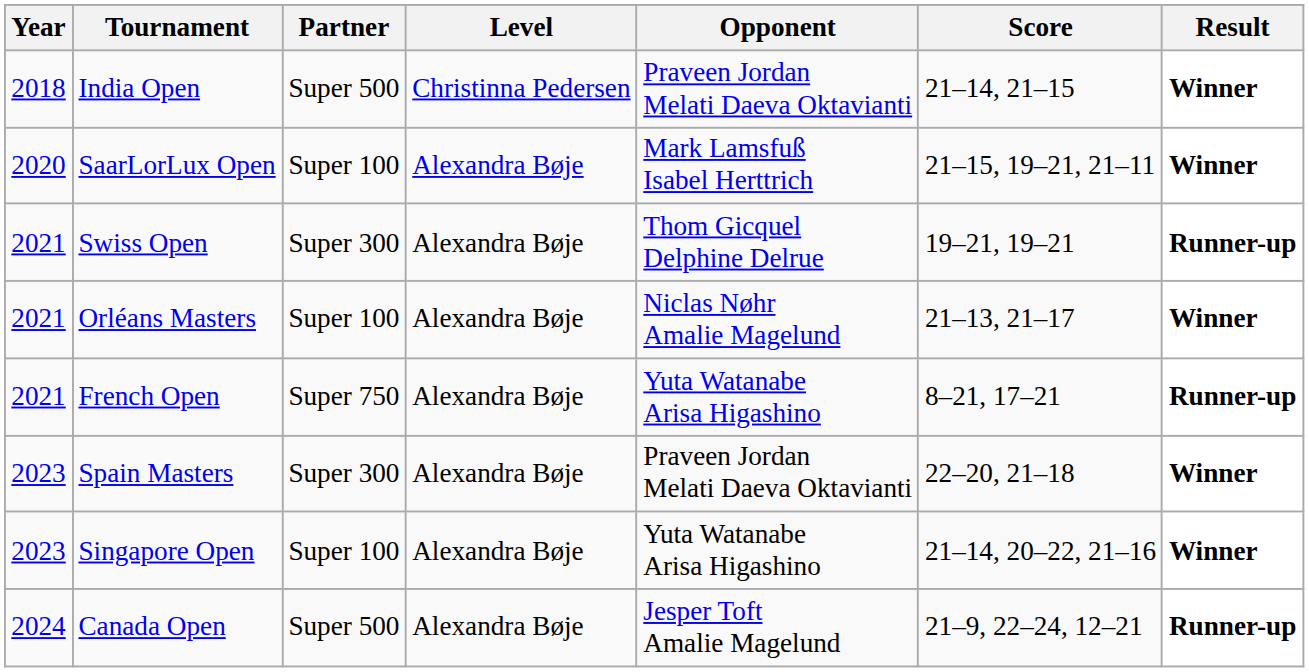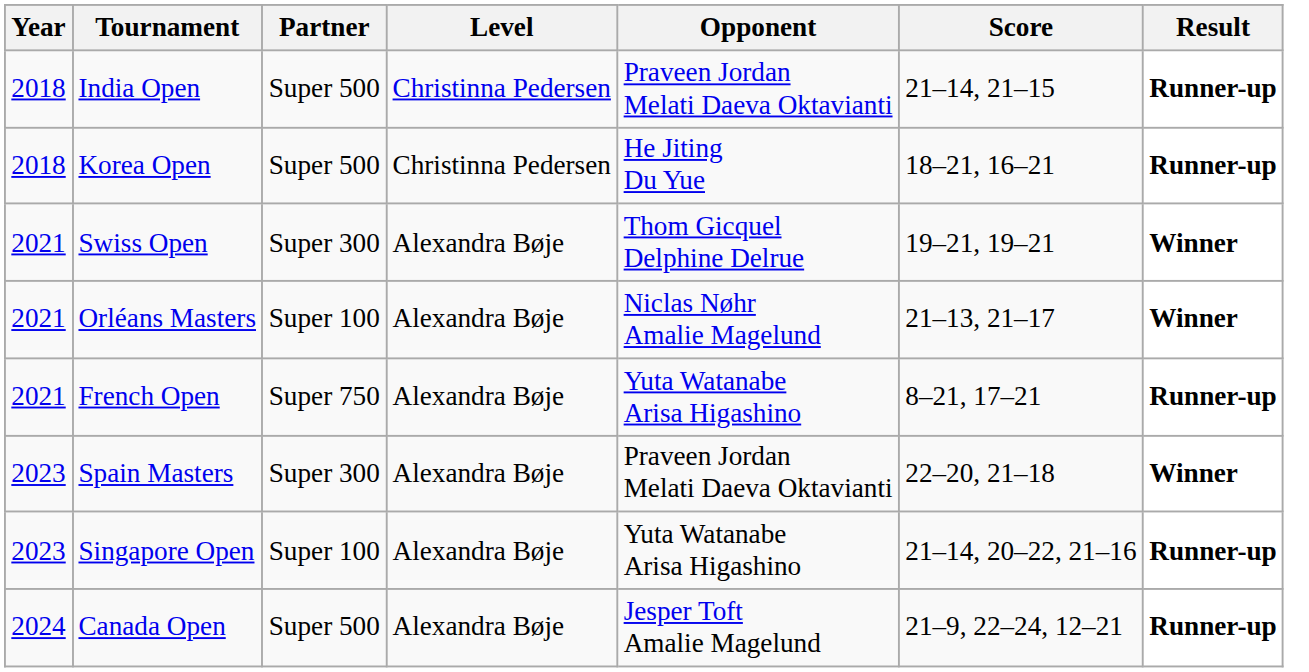(1213, 88) Winner -> (1213, 88) Runner-up
+ row: (145, 165)
- row: (177, 165)
(1233, 242) Runner-up -> (1194, 242) Winner
(1213, 550) Winner -> (1213, 550) Runner-up
